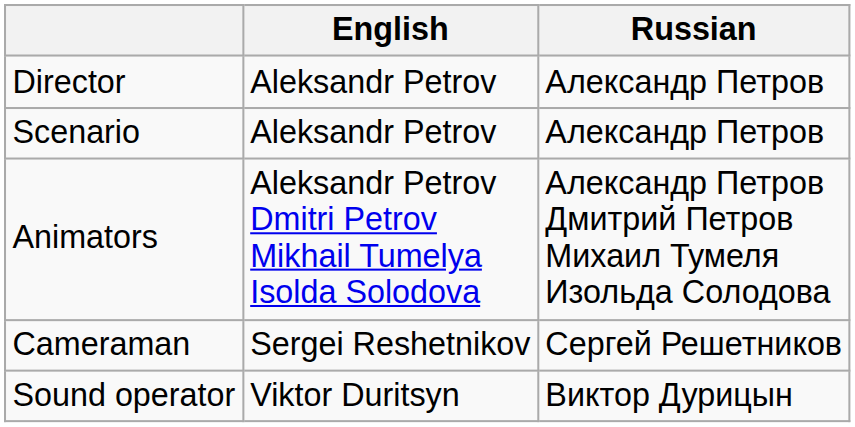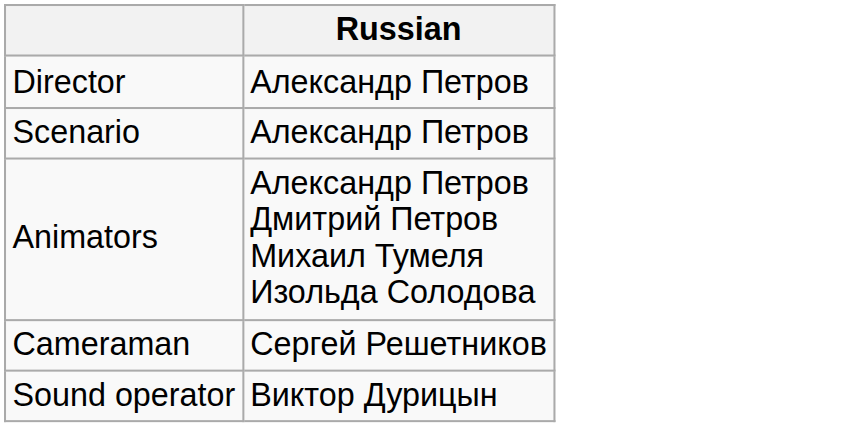- column: (390, 30)
